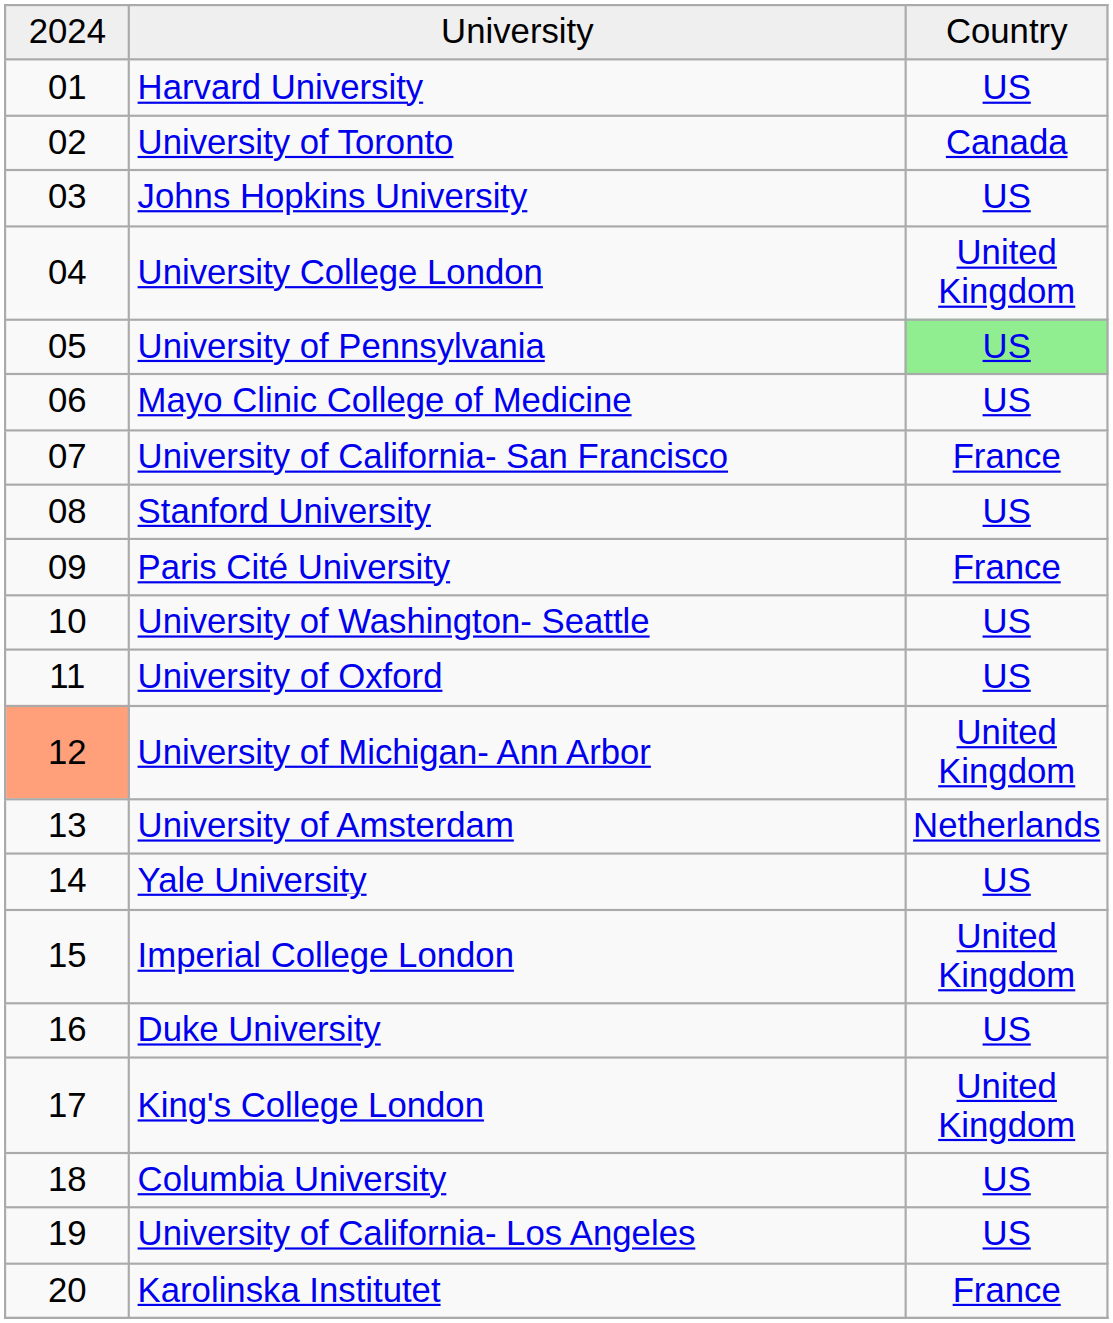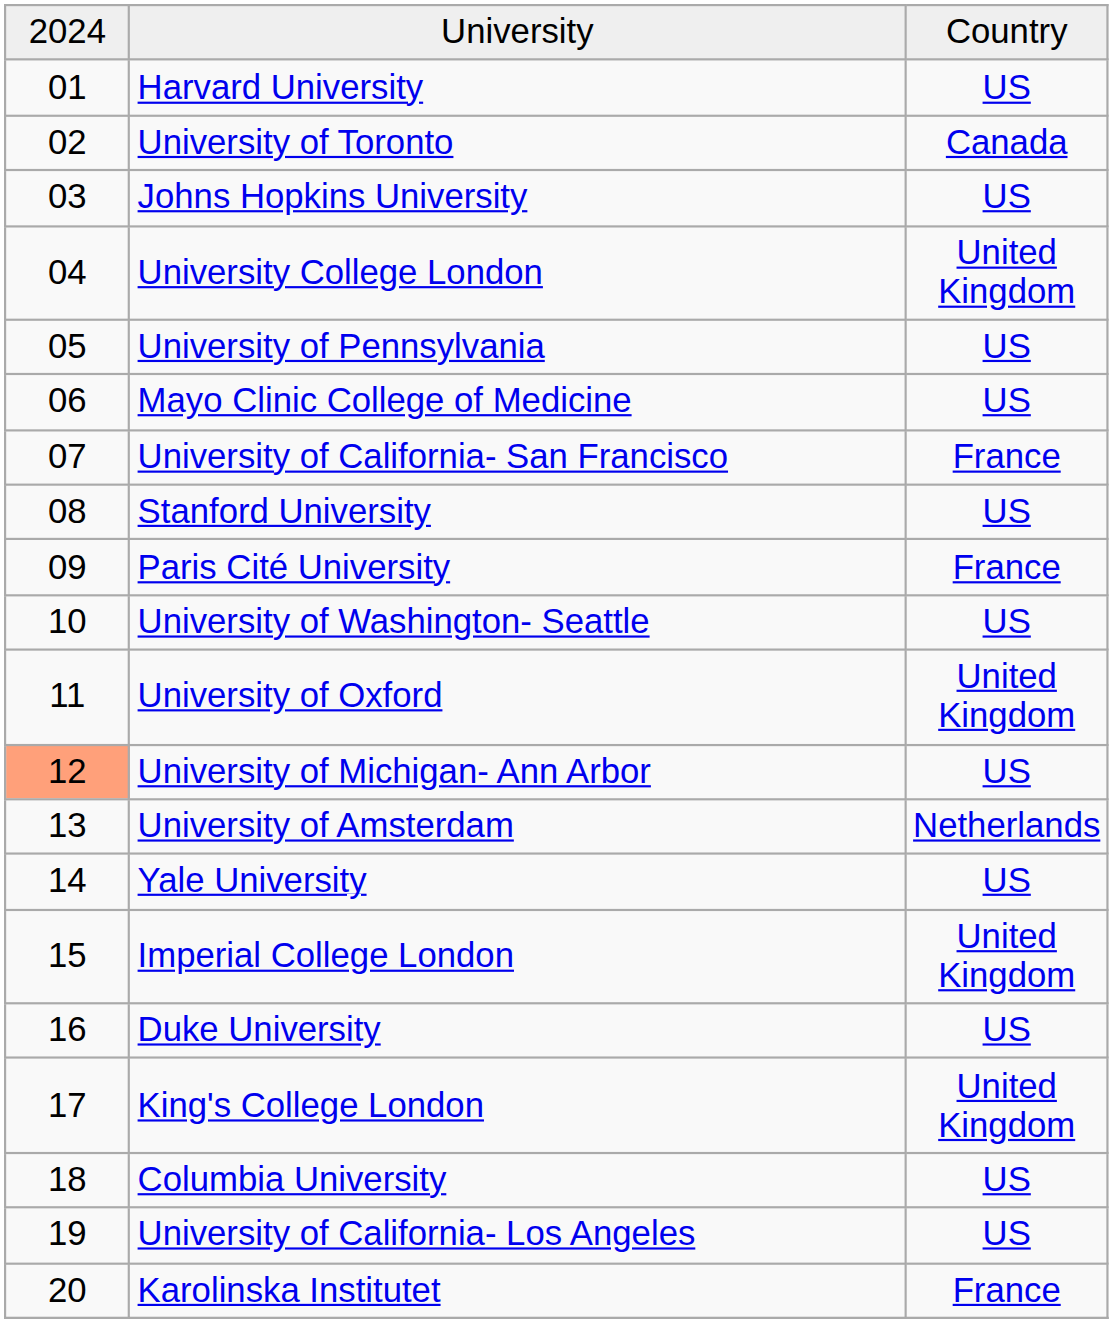(1007, 346) lightgreen background -> (1007, 346) no background
(1007, 676) US -> (1007, 696) United Kingdom
(1007, 751) United Kingdom -> (1007, 770) US
